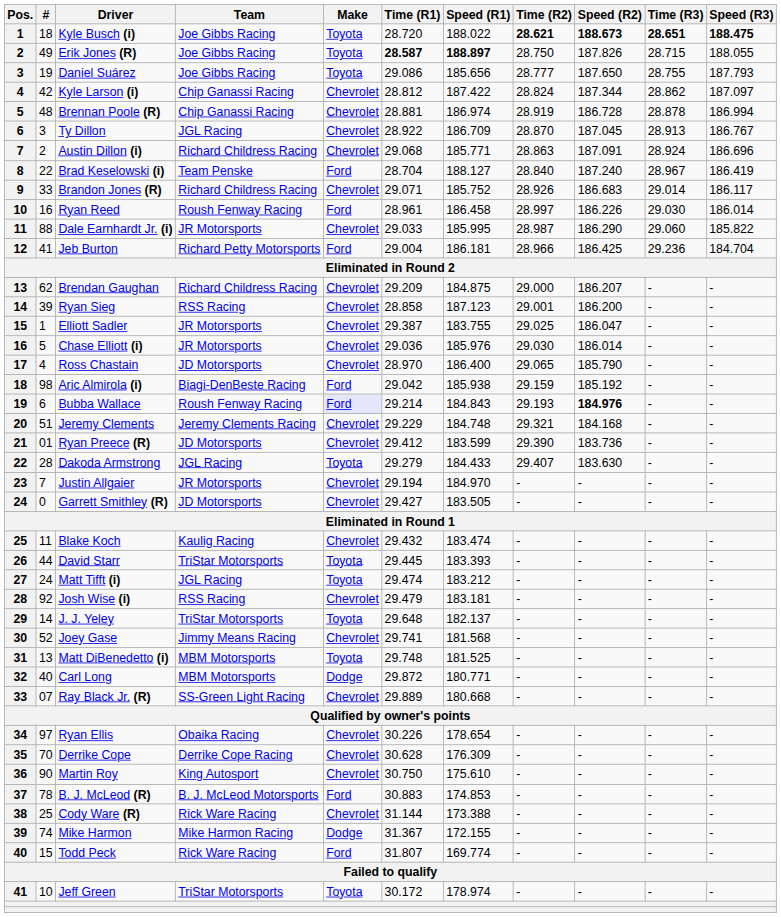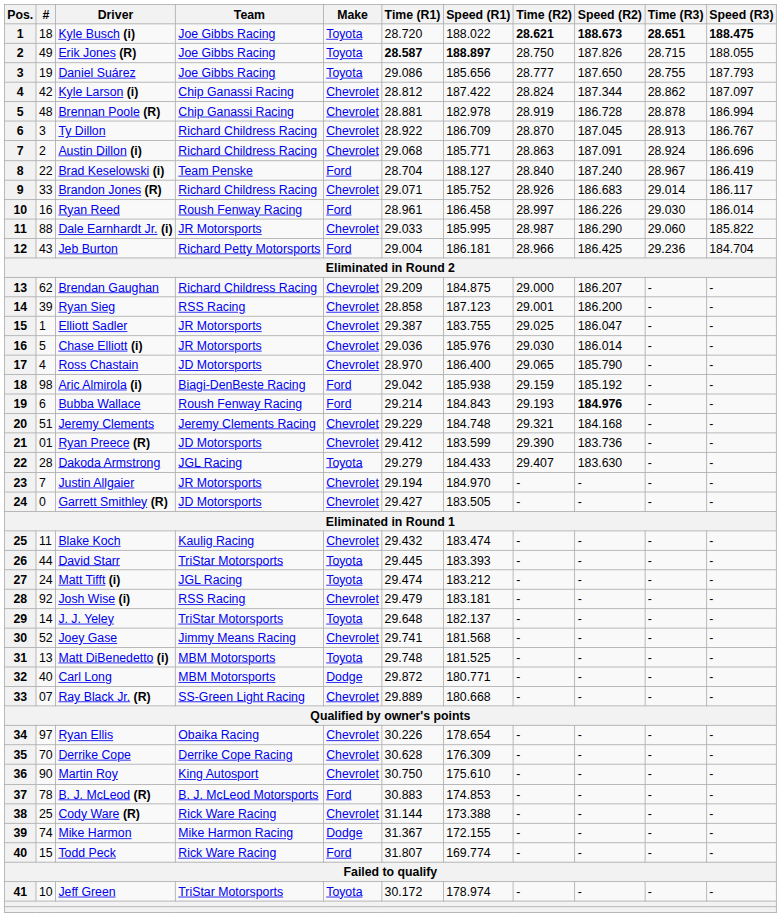(468, 112) 186.974 -> (468, 112) 182.978
(210, 131) JGL Racing -> (248, 131) Richard Childress Racing
(46, 248) 41 -> (46, 248) 43
(339, 404) lavender background -> (339, 404) no background
